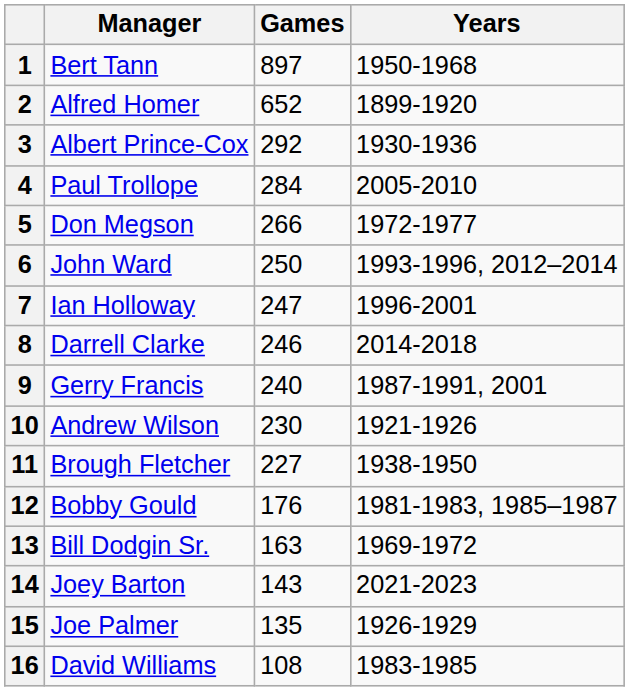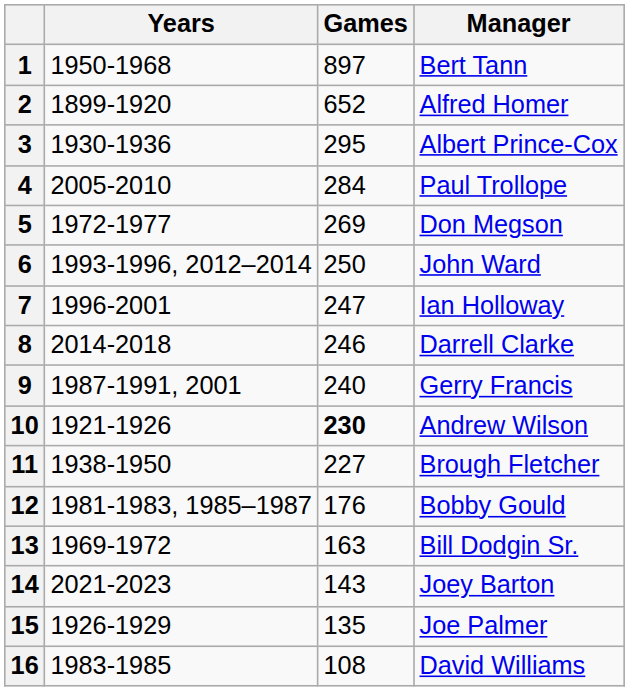columns swapped: (149, 24) <-> (487, 24)
(281, 144) 292 -> (345, 144) 295
(281, 225) 266 -> (345, 225) 269
(281, 425) normal -> (345, 425) bold
